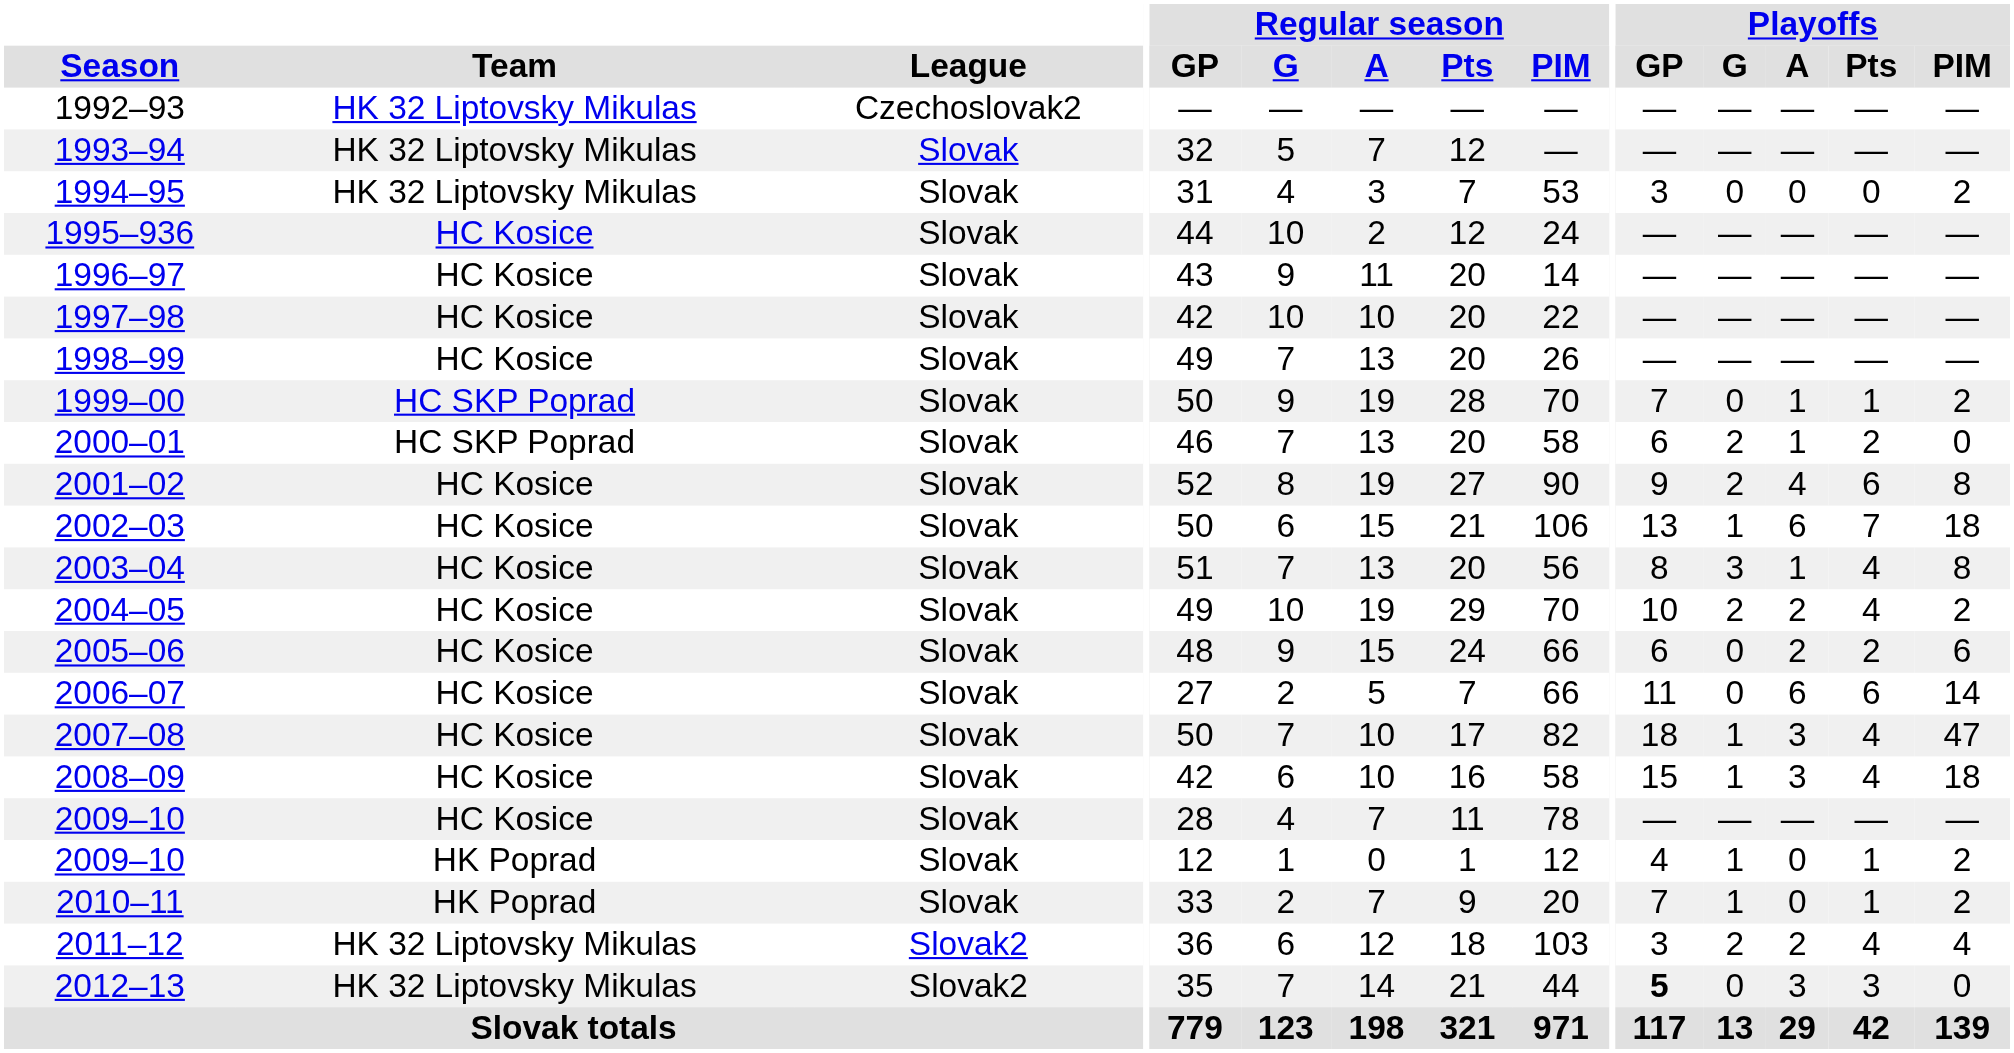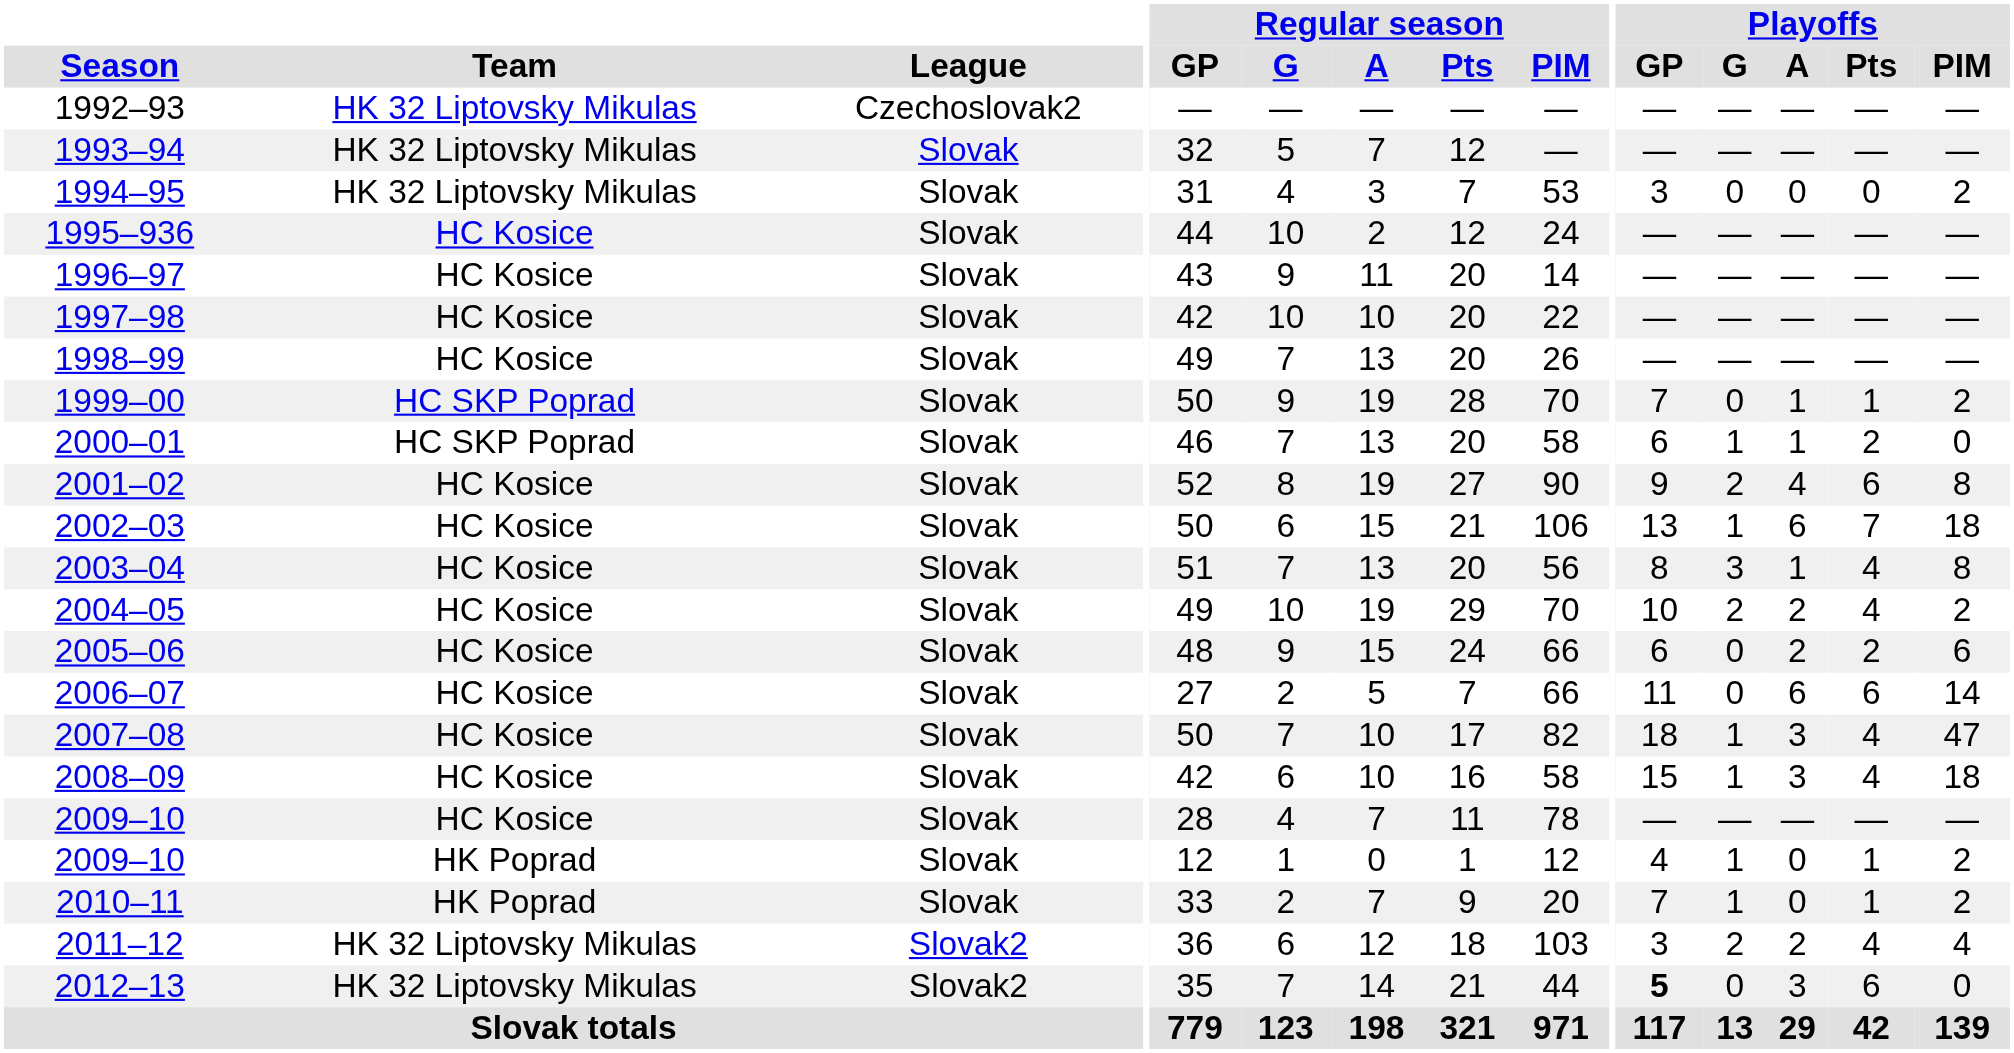(1735, 442) 2 -> (1735, 442) 1
(1871, 985) 3 -> (1871, 985) 6
